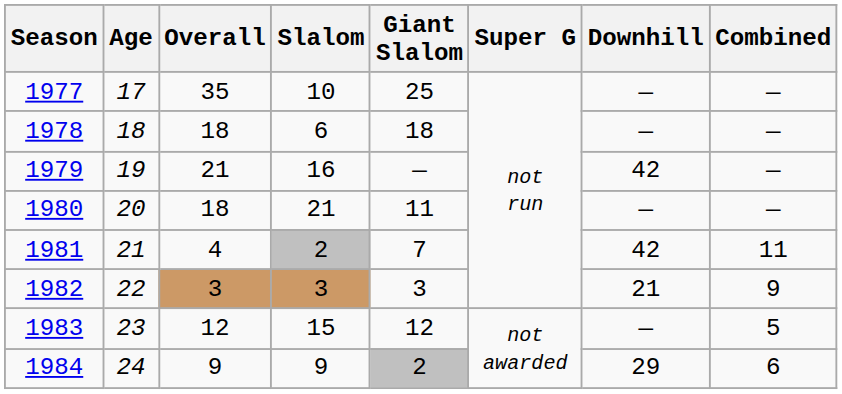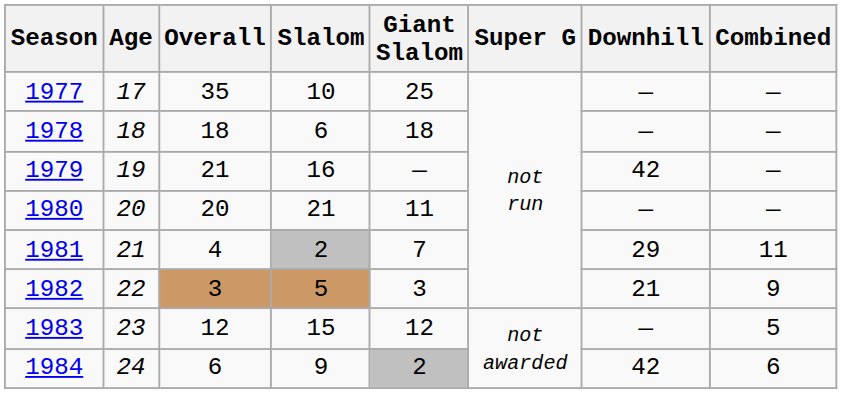(215, 210) 18 -> (215, 210) 20
(646, 250) 42 -> (646, 250) 29
(321, 289) 3 -> (321, 289) 5
(215, 368) 9 -> (215, 368) 6
(646, 368) 29 -> (646, 368) 42
